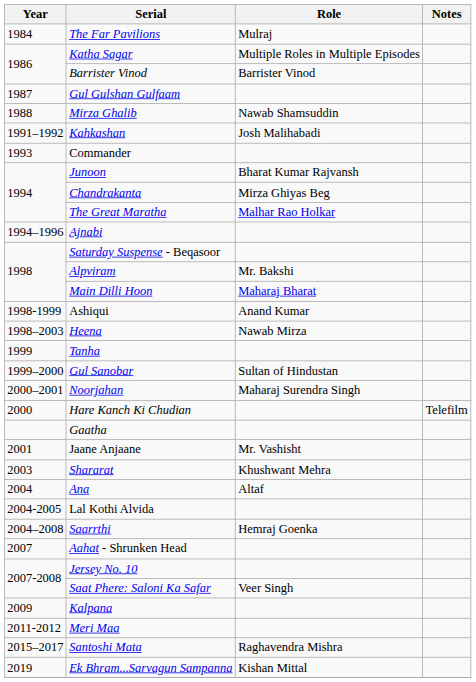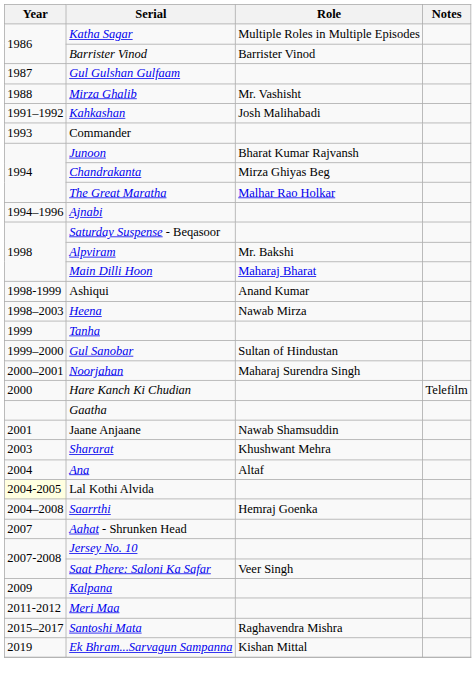- row: (115, 34)
(288, 113) Nawab Shamsuddin -> (270, 93) Mr. Vashisht
(270, 449) Mr. Vashisht -> (288, 430) Nawab Shamsuddin
(34, 509) no background -> (34, 489) lightyellow background
